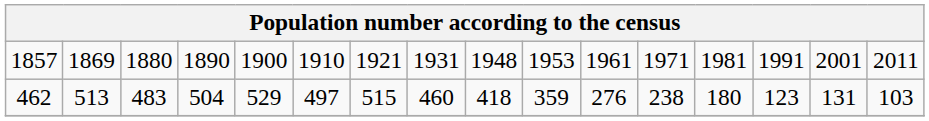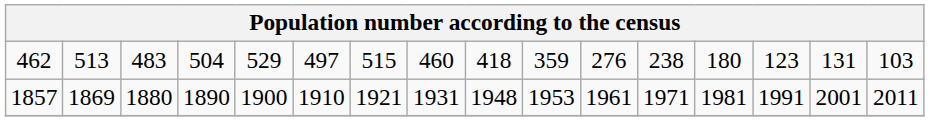rows swapped: (34, 60) <-> (34, 97)
